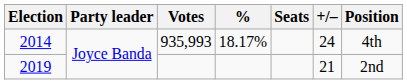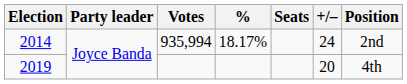(186, 41) 935,993 -> (186, 41) 935,994
(372, 41) 4th -> (372, 41) 2nd
(327, 66) 21 -> (327, 66) 20
(372, 66) 2nd -> (372, 66) 4th
